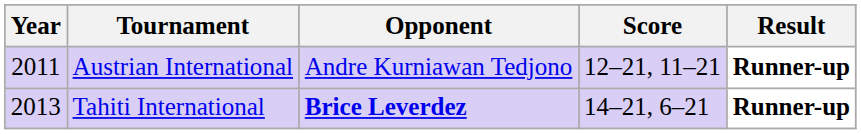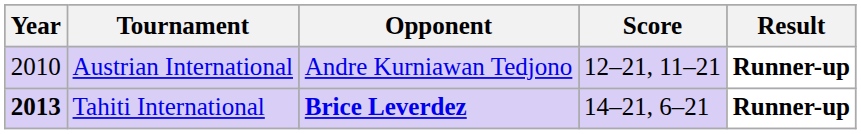(36, 66) 2011 -> (36, 66) 2010
(36, 108) normal -> (36, 108) bold
